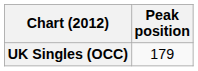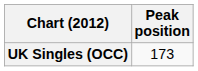(162, 54) 179 -> (162, 54) 173
